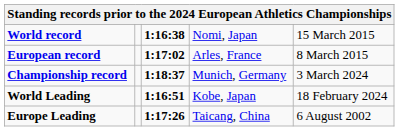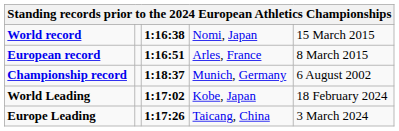(164, 55) 1:17:02 -> (164, 55) 1:16:51
(332, 75) 3 March 2024 -> (334, 75) 6 August 2002
(164, 95) 1:16:51 -> (164, 95) 1:17:02
(334, 116) 6 August 2002 -> (332, 116) 3 March 2024
